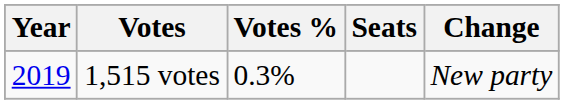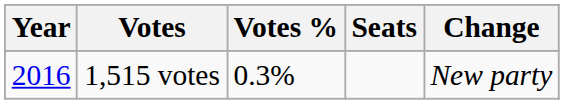(41, 74) 2019 -> (41, 74) 2016
